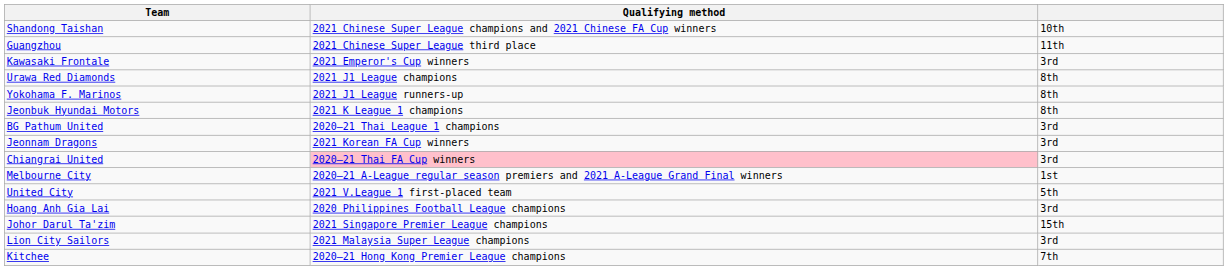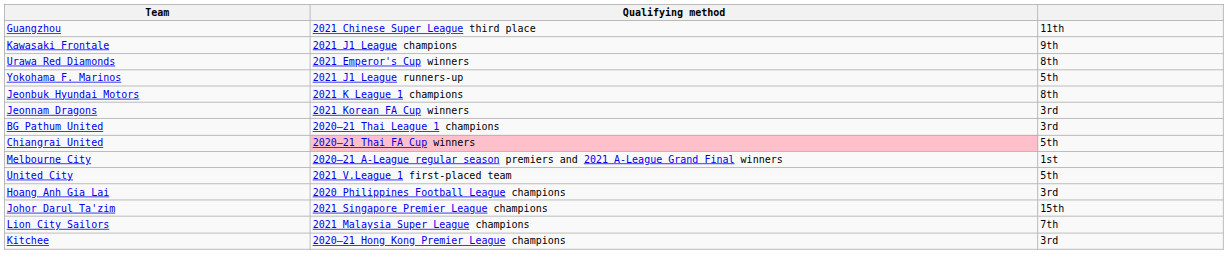- row: (55, 29)
(391, 61) 2021 Emperor's Cup winners -> (385, 45) 2021 J1 League champions
(1049, 61) 3rd -> (1049, 45) 9th
(385, 78) 2021 J1 League champions -> (391, 61) 2021 Emperor's Cup winners
(1049, 94) 8th -> (1049, 78) 5th
rows swapped: (52, 143) <-> (55, 127)
(1049, 159) 3rd -> (1049, 143) 5th
(1049, 241) 3rd -> (1049, 225) 7th
(1049, 257) 7th -> (1049, 241) 3rd
